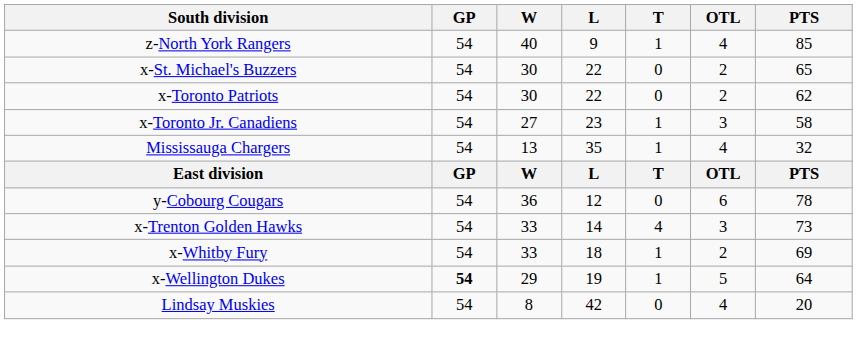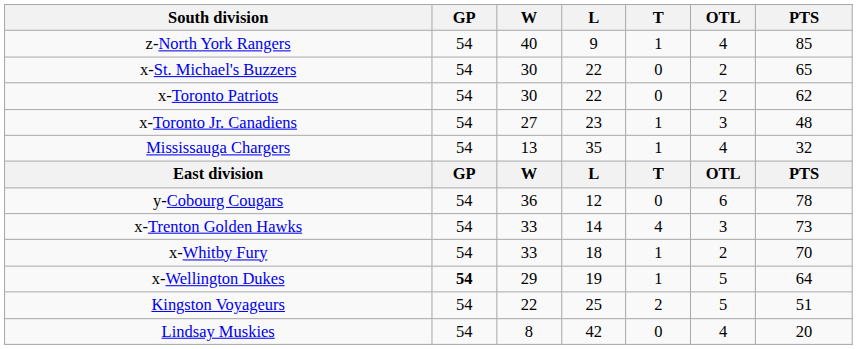(804, 122) 58 -> (804, 122) 48
(804, 252) 69 -> (804, 252) 70
+ row: (218, 305)
